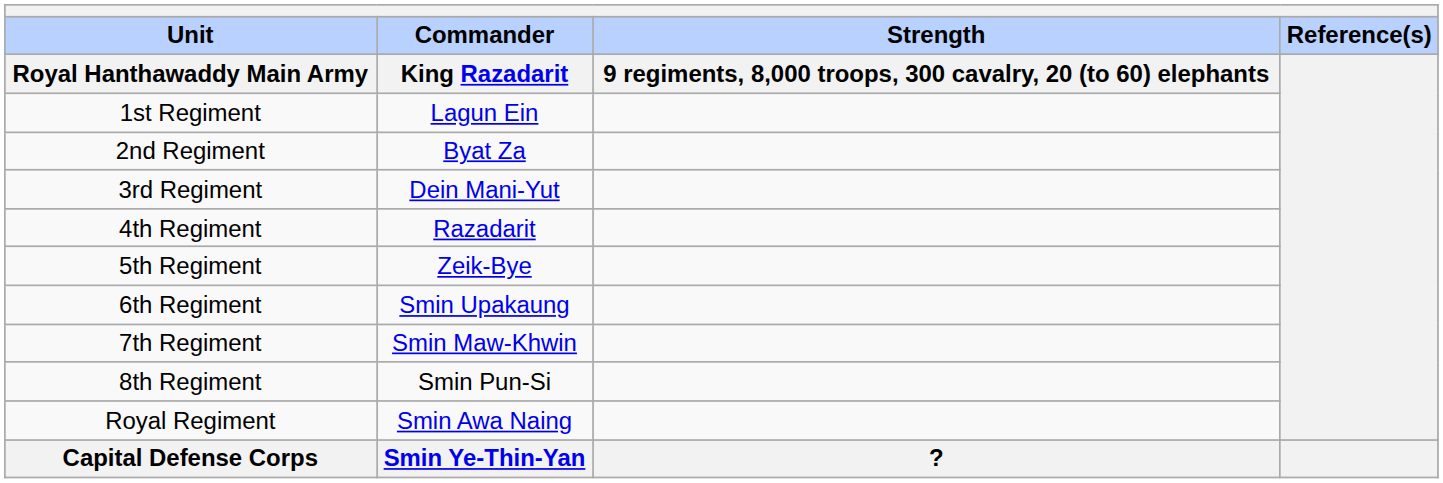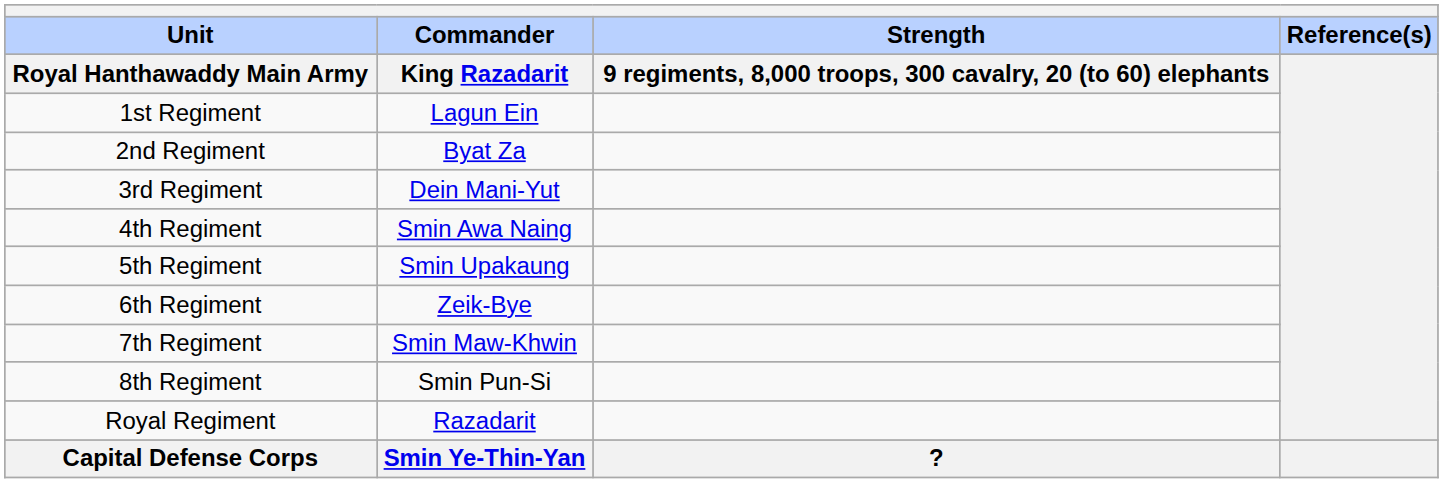(485, 228) Razadarit -> (485, 228) Smin Awa Naing
(485, 266) Zeik-Bye -> (485, 266) Smin Upakaung
(485, 305) Smin Upakaung -> (485, 305) Zeik-Bye
(485, 420) Smin Awa Naing -> (485, 420) Razadarit
